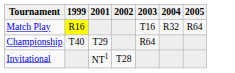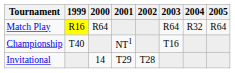+ column: (100, 12)
(147, 27) T16 -> (171, 27) R64
(100, 42) T29 -> (124, 43) NT1
(147, 42) R64 -> (171, 43) T16
(100, 59) NT1 -> (124, 60) T29
